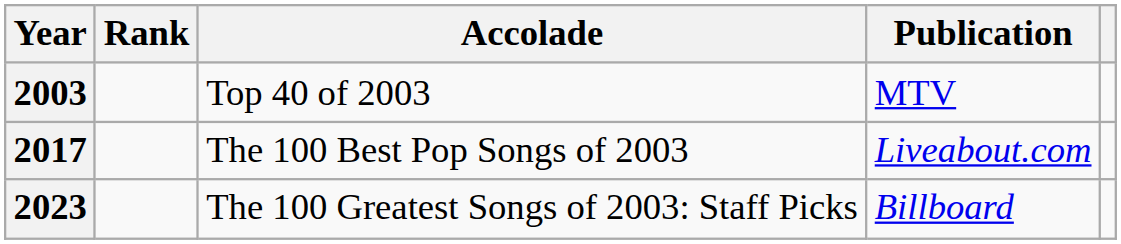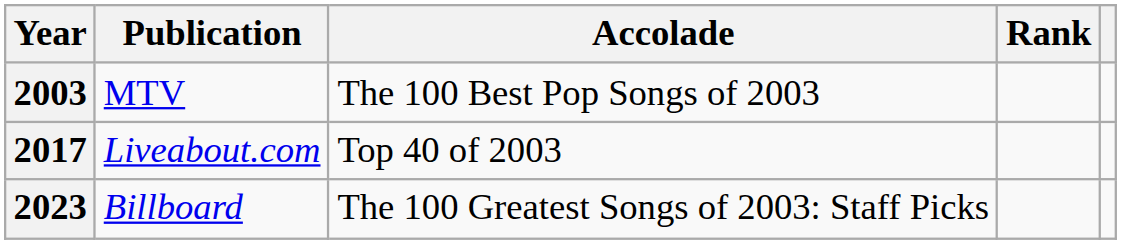columns swapped: (983, 33) <-> (147, 33)
(318, 91) Top 40 of 2003 -> (579, 91) The 100 Best Pop Songs of 2003
(447, 149) The 100 Best Pop Songs of 2003 -> (450, 149) Top 40 of 2003
